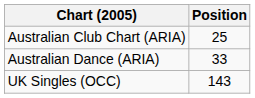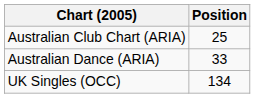(219, 81) 143 -> (219, 81) 134
